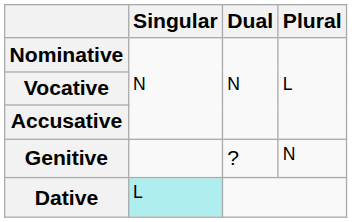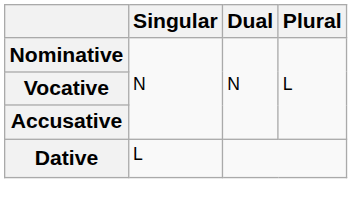- row: (66, 158)
(138, 193) paleturquoise background -> (138, 153) no background
